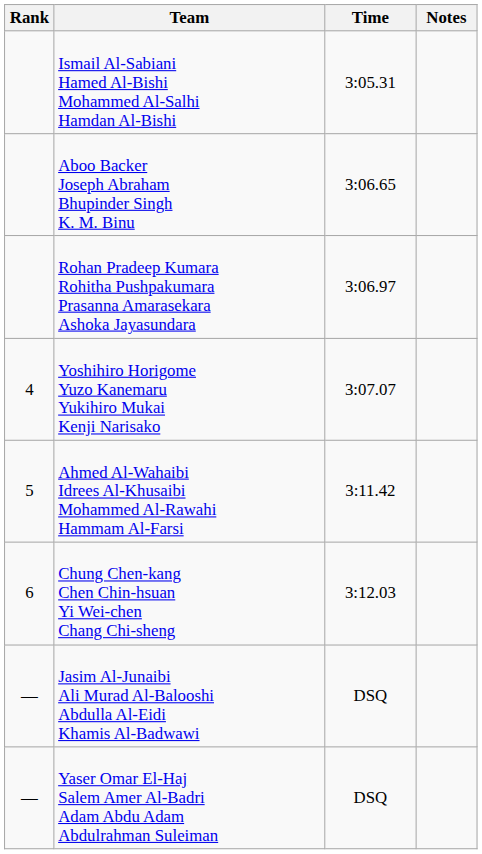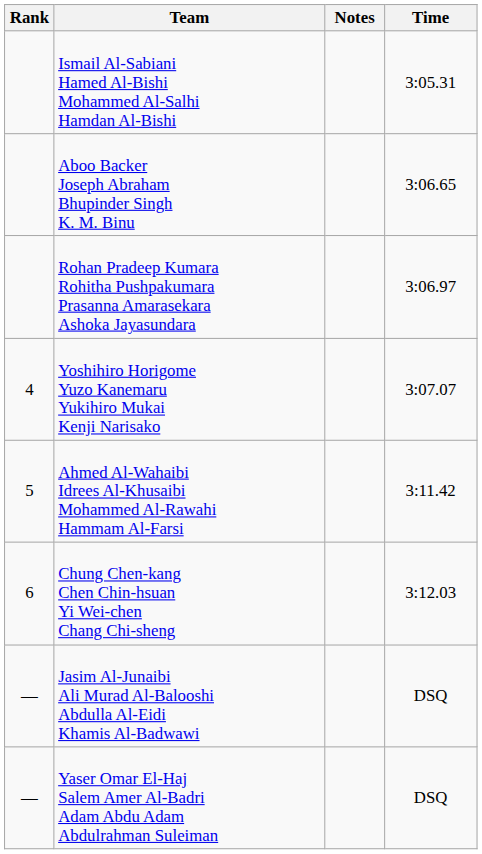columns swapped: (370, 17) <-> (446, 17)
